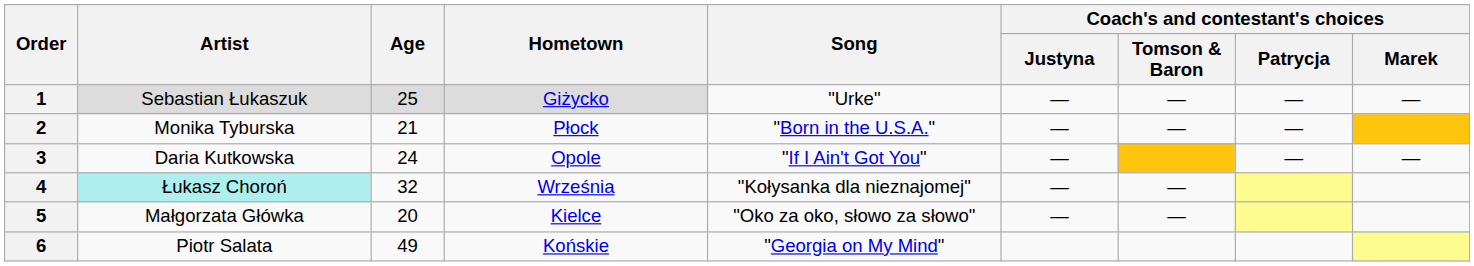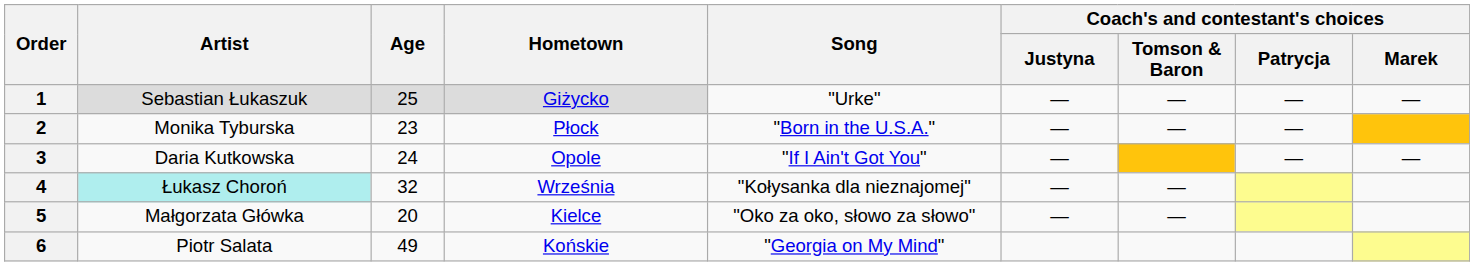(407, 128) 21 -> (407, 128) 23
